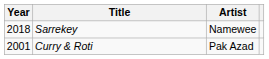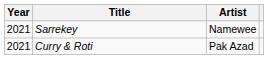(19, 29) 2018 -> (19, 29) 2021
(19, 46) 2001 -> (19, 46) 2021
